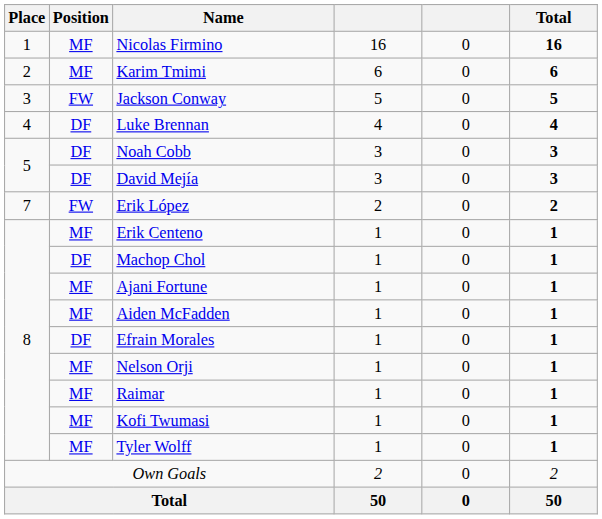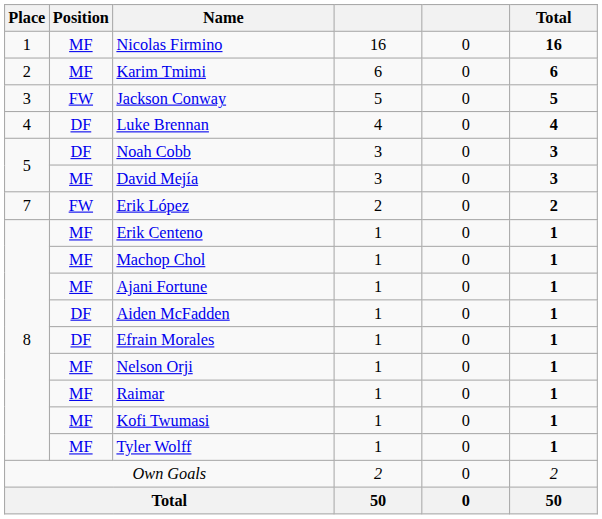(81, 178) DF -> (81, 178) MF
(81, 259) DF -> (81, 259) MF
(81, 313) MF -> (81, 313) DF
